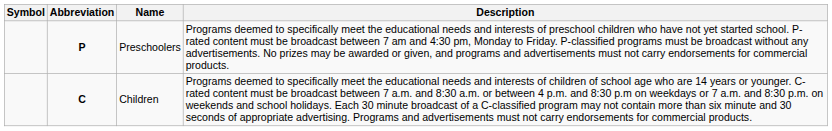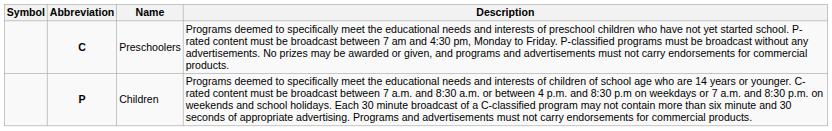(82, 47) P -> (82, 47) C
(82, 99) C -> (82, 99) P
